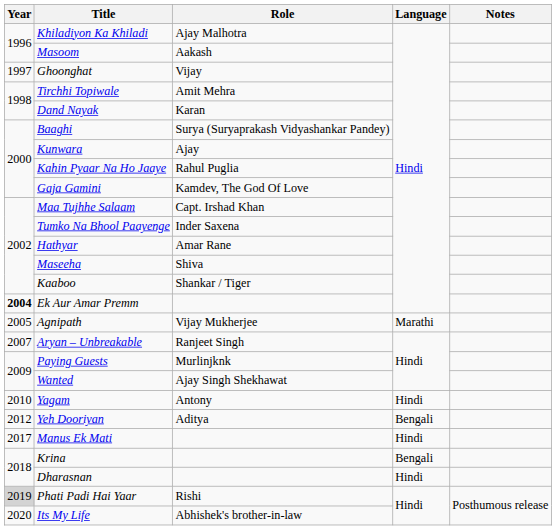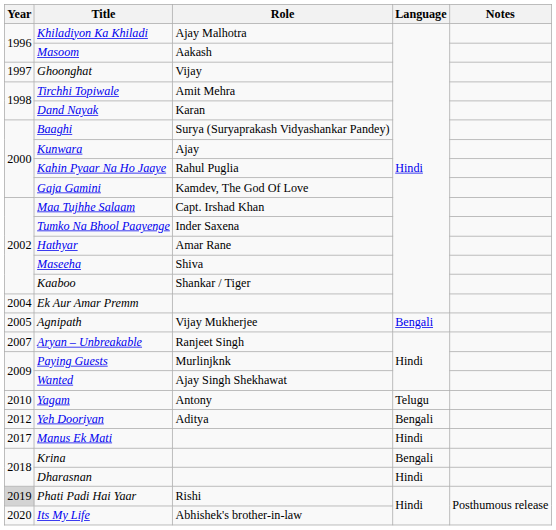(19, 303) bold -> (19, 303) normal
(414, 322) Marathi -> (414, 322) Bengali
(409, 399) Hindi -> (412, 399) Telugu
